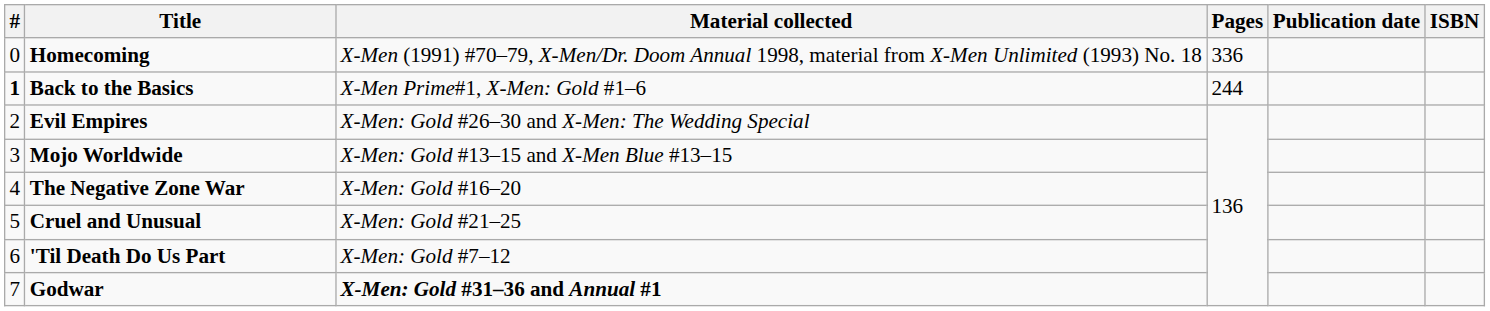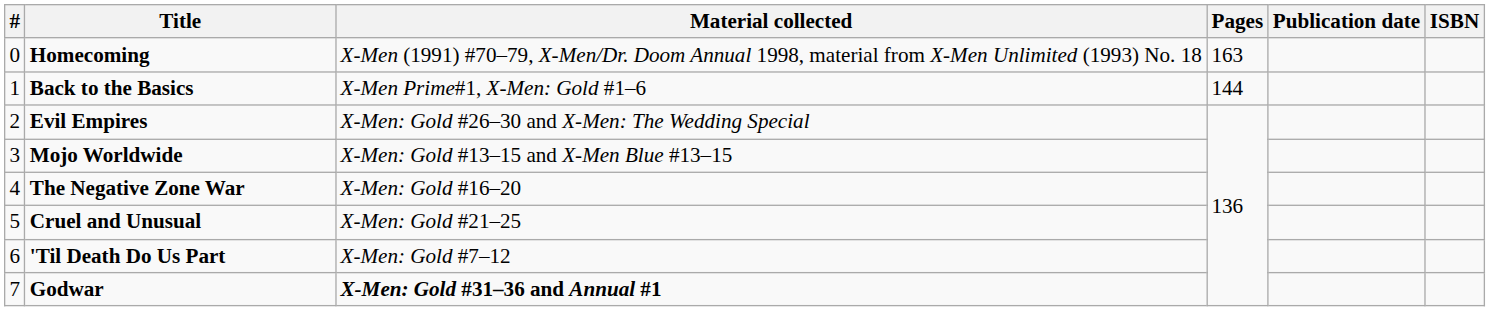(1227, 54) 336 -> (1227, 54) 163
(15, 88) bold -> (15, 88) normal
(1227, 88) 244 -> (1227, 88) 144
